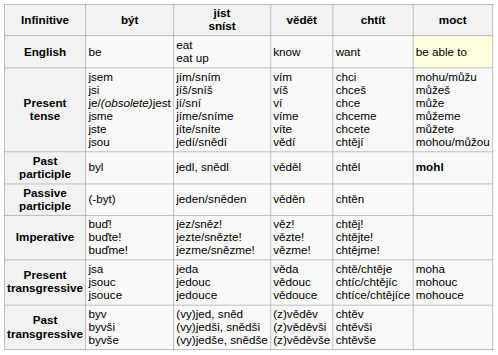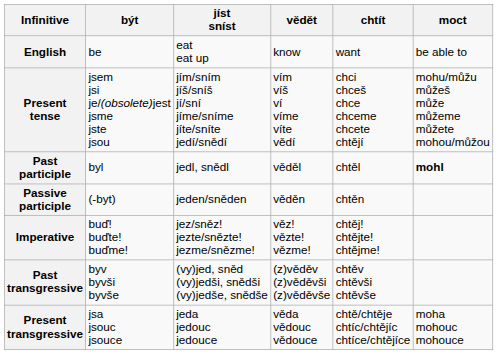(441, 51) lightyellow background -> (441, 51) no background
rows swapped: (45, 282) <-> (45, 327)
